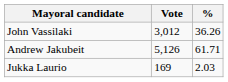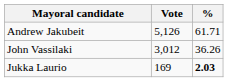rows swapped: (46, 49) <-> (40, 31)
(205, 67) normal -> (205, 67) bold
